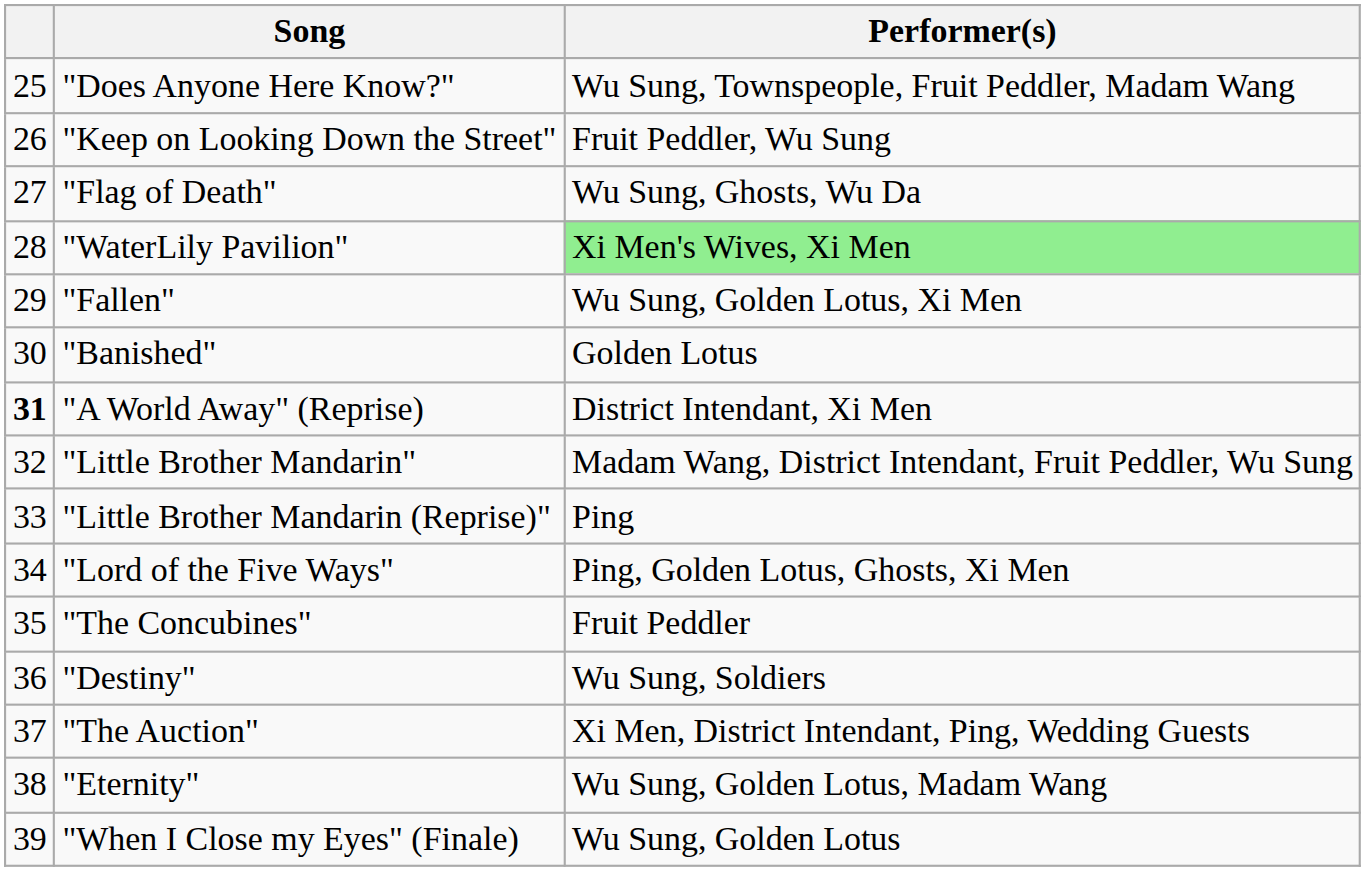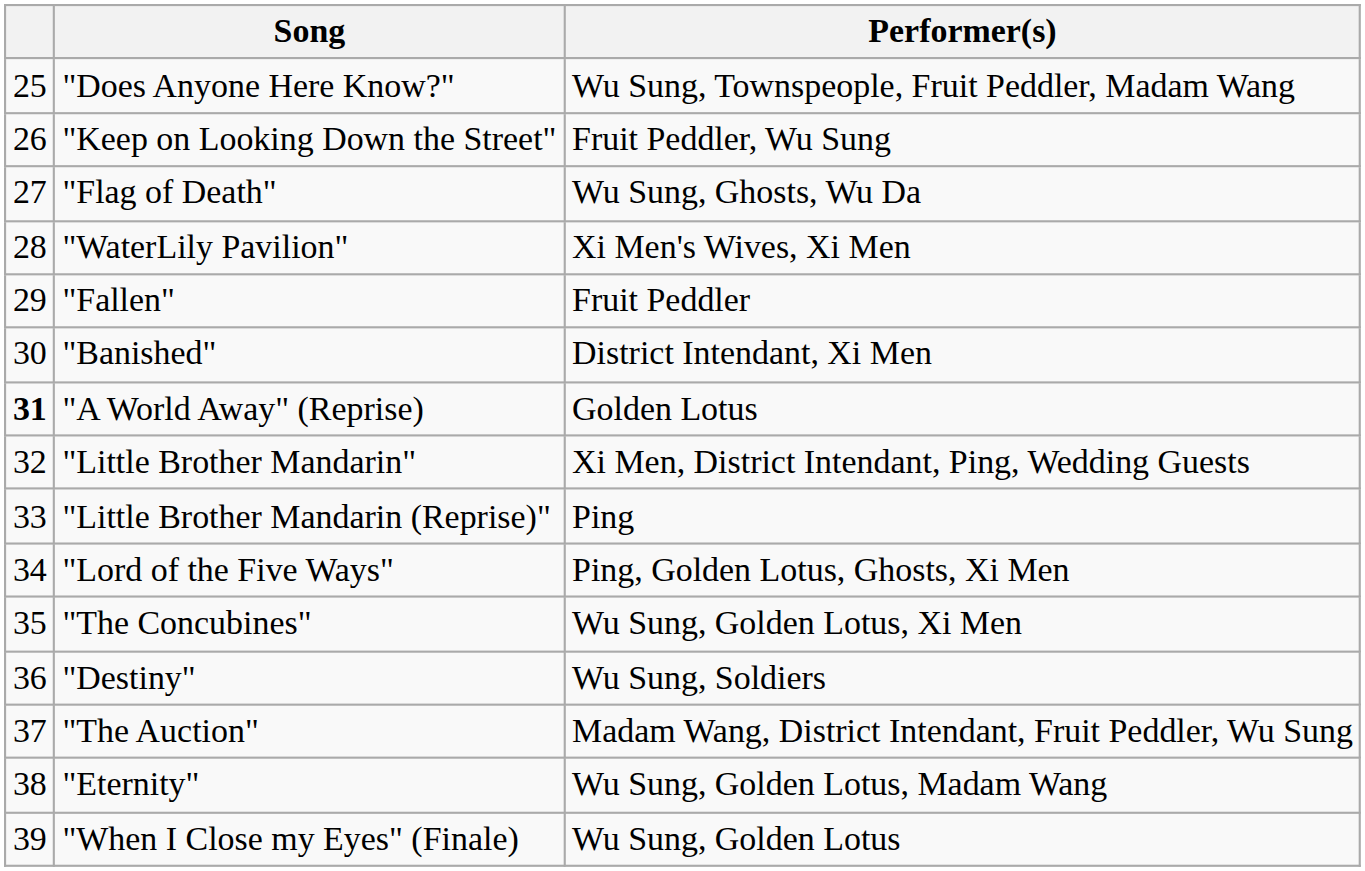(741, 246) lightgreen background -> (741, 246) no background
(797, 300) Wu Sung, Golden Lotus, Xi Men -> (661, 300) Fruit Peddler
(665, 354) Golden Lotus -> (752, 354) District Intendant, Xi Men
(752, 407) District Intendant, Xi Men -> (665, 407) Golden Lotus
(963, 461) Madam Wang, District Intendant, Fruit Peddler, Wu Sung -> (911, 461) Xi Men, District Intendant, Ping, Wedding Guests
(661, 623) Fruit Peddler -> (797, 623) Wu Sung, Golden Lotus, Xi Men
(911, 730) Xi Men, District Intendant, Ping, Wedding Guests -> (963, 730) Madam Wang, District Intendant, Fruit Peddler, Wu Sung
